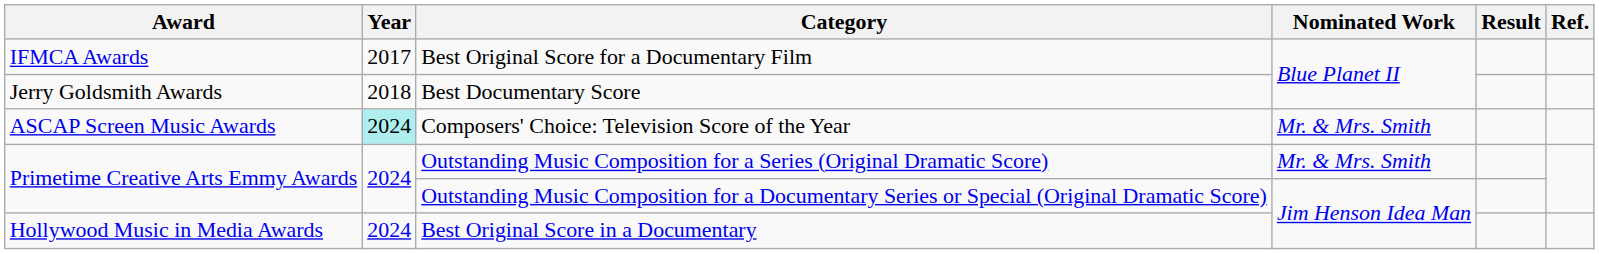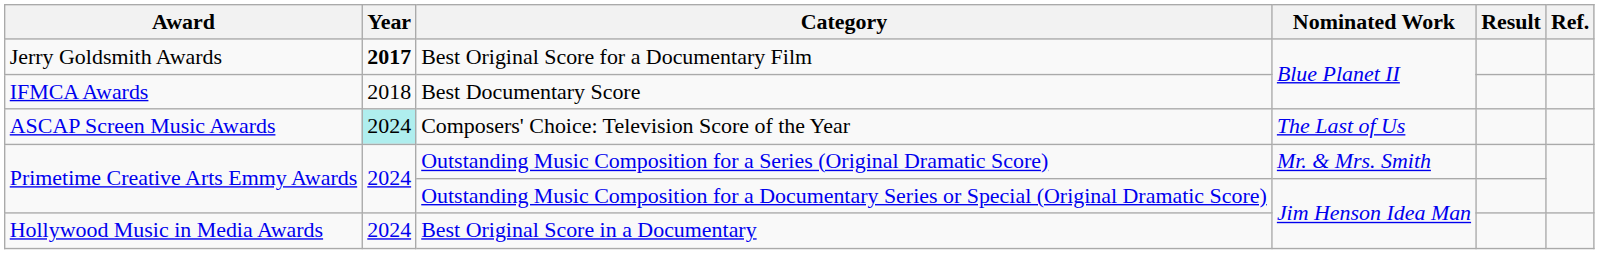(79, 56) IFMCA Awards -> (116, 56) Jerry Goldsmith Awards
(389, 56) normal -> (389, 56) bold
(116, 91) Jerry Goldsmith Awards -> (79, 91) IFMCA Awards
(1354, 126) Mr. & Mrs. Smith -> (1341, 126) The Last of Us
